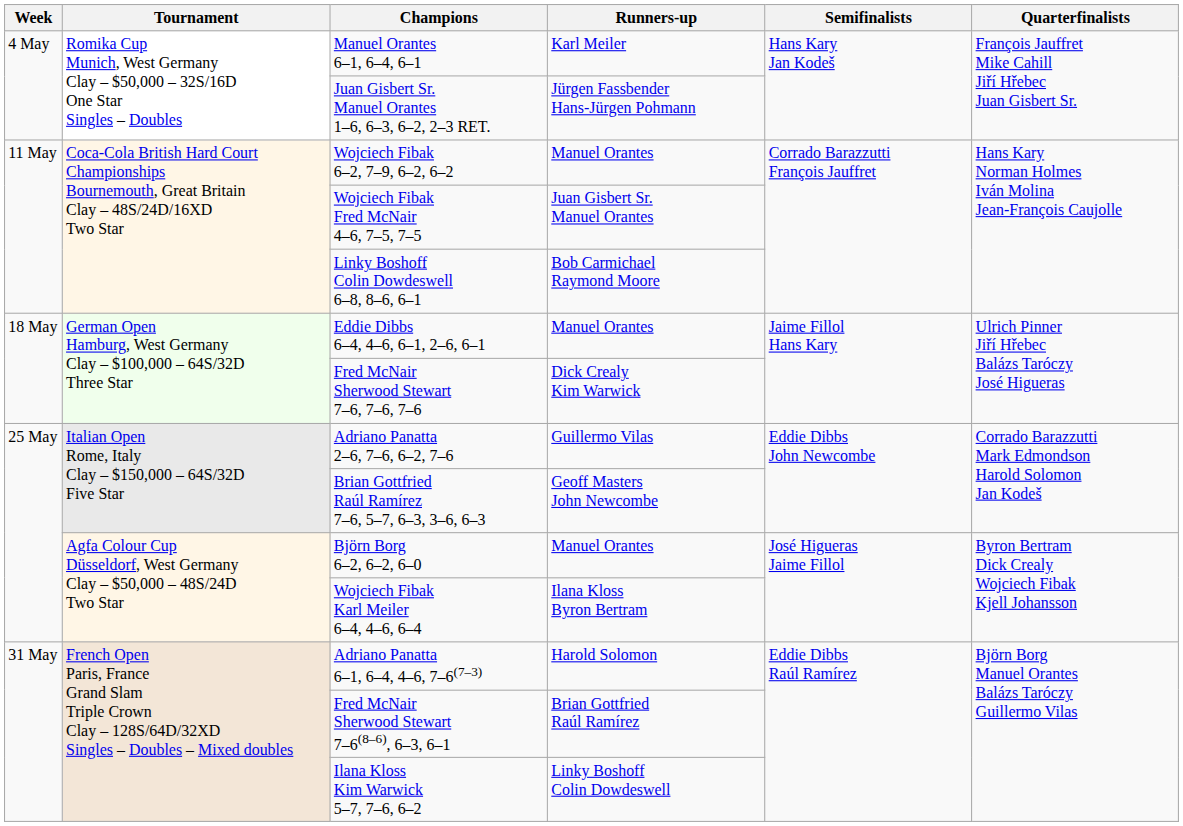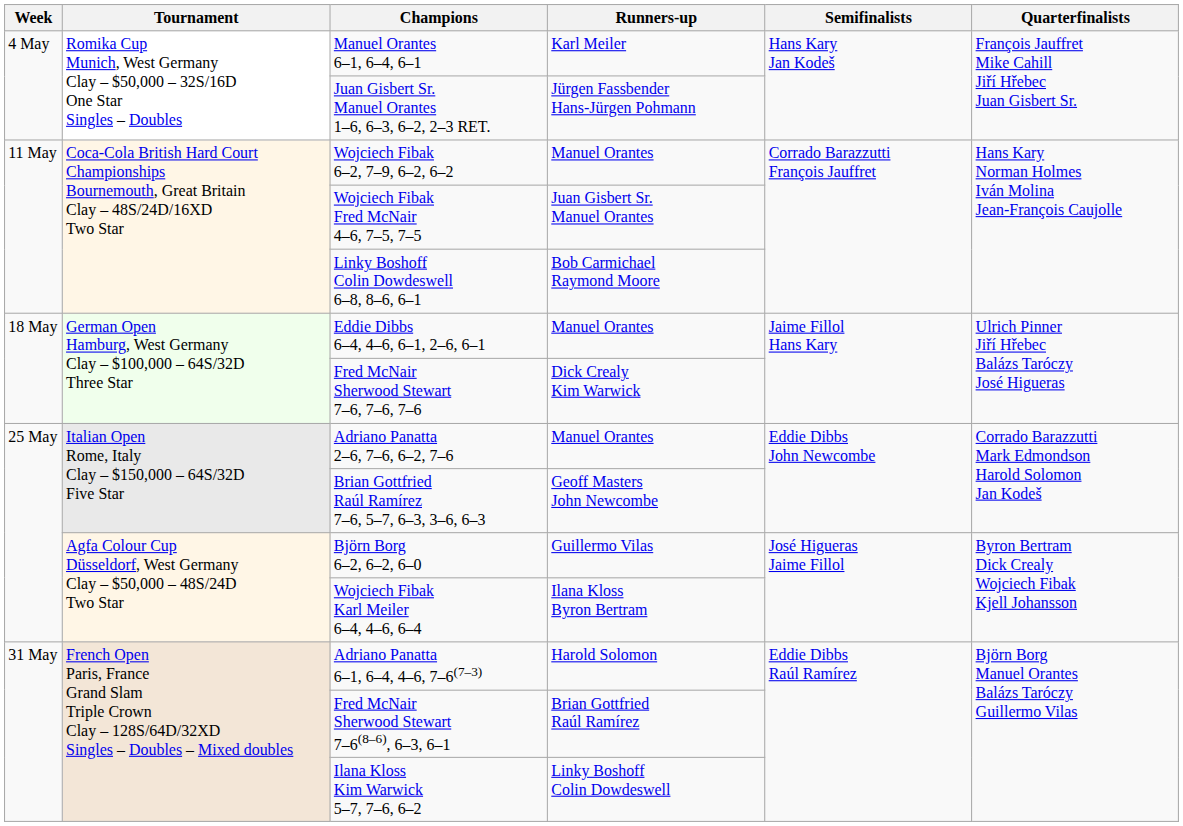(602, 436) Guillermo Vilas -> (602, 436) Manuel Orantes
(602, 545) Manuel Orantes -> (602, 545) Guillermo Vilas
